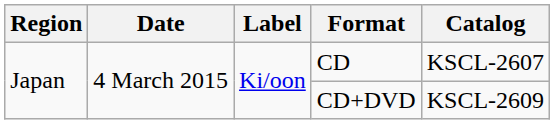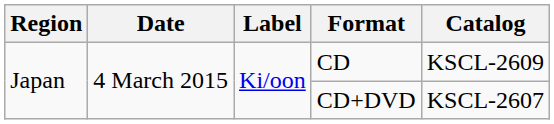(485, 61) KSCL-2607 -> (485, 61) KSCL-2609
(485, 99) KSCL-2609 -> (485, 99) KSCL-2607
